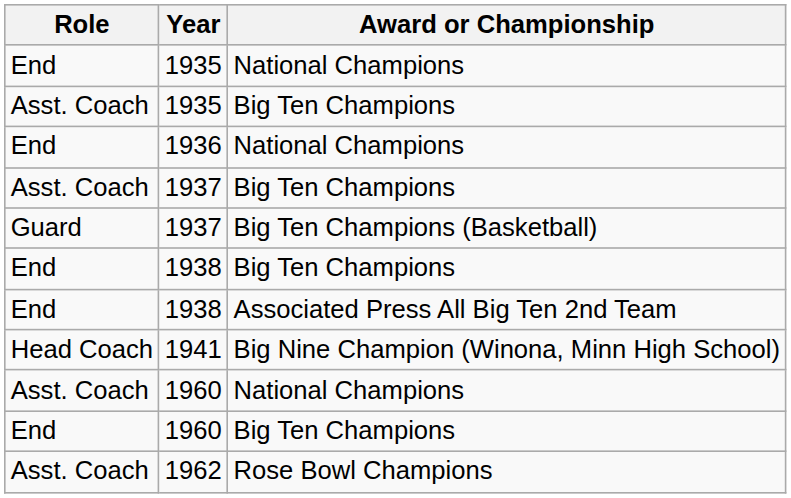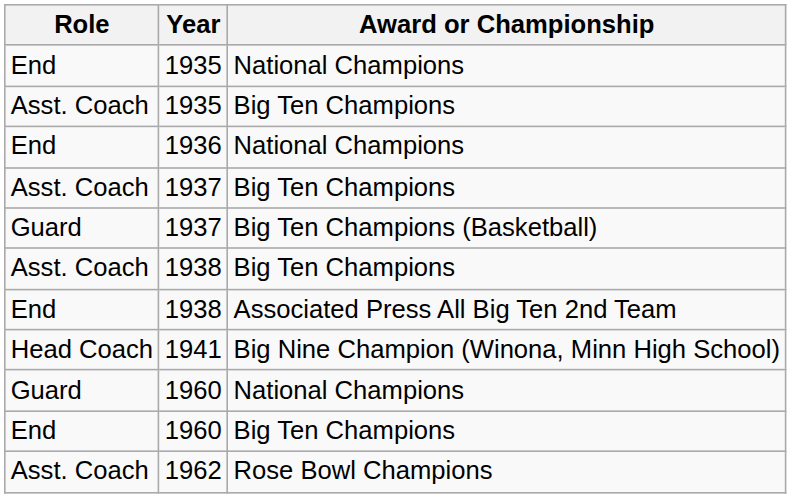(33, 268) End -> (80, 268) Asst. Coach
(80, 390) Asst. Coach -> (46, 390) Guard
